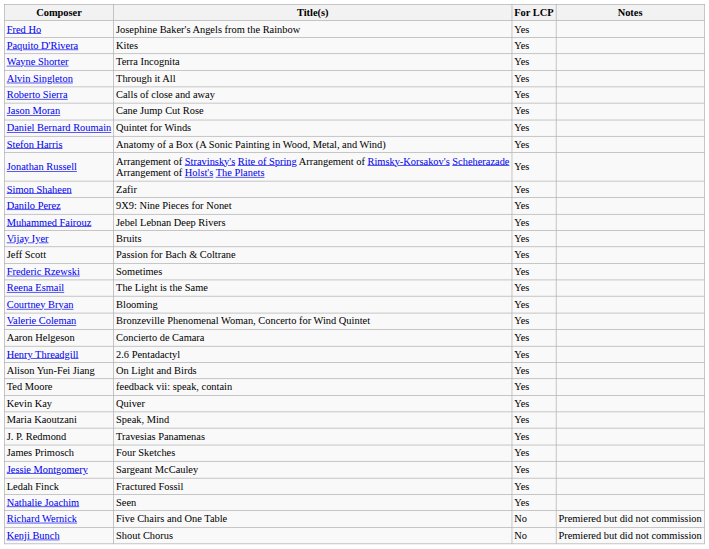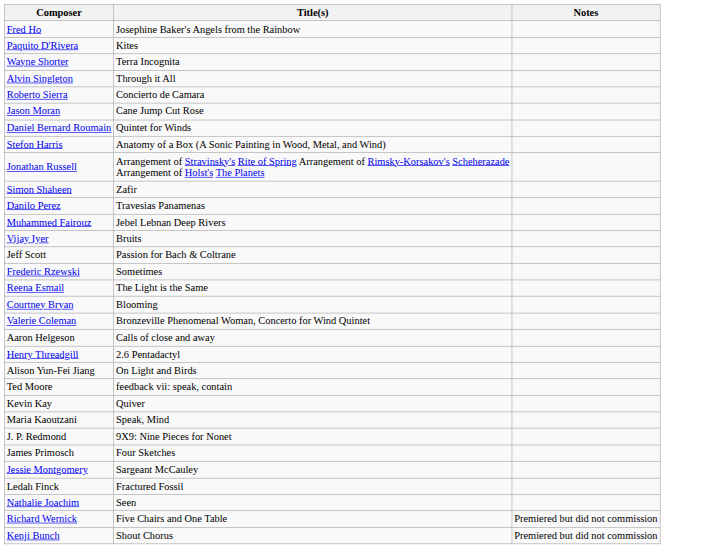- column: (534, 12)
(165, 95) Calls of close and away -> (160, 95) Concierto de Camara
(174, 205) 9X9: Nine Pieces for Nonet -> (160, 205) Travesias Panamenas
(160, 337) Concierto de Camara -> (165, 337) Calls of close and away
(160, 436) Travesias Panamenas -> (174, 436) 9X9: Nine Pieces for Nonet
